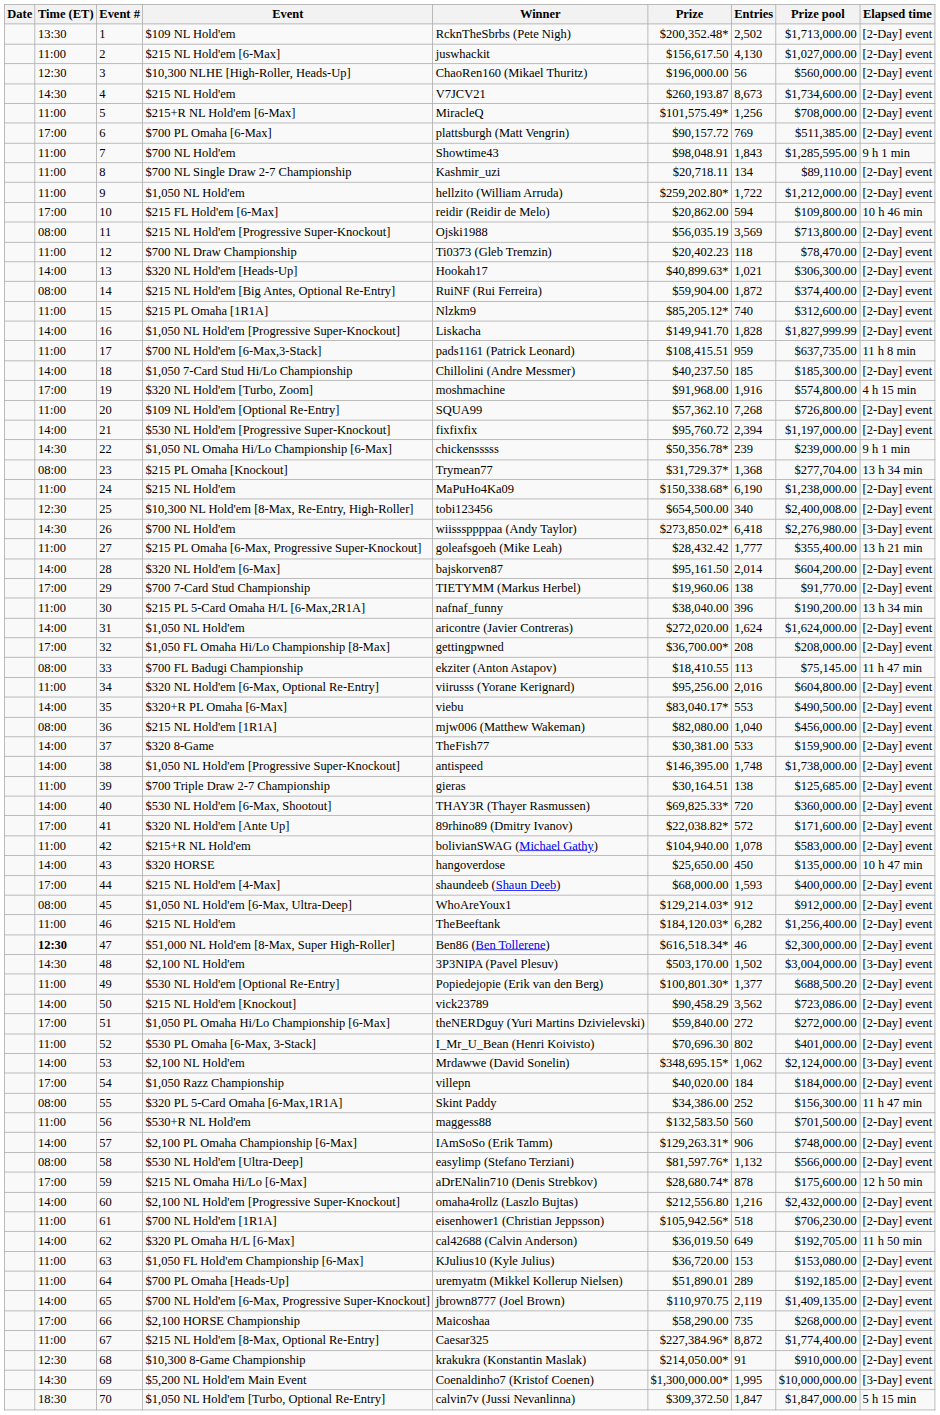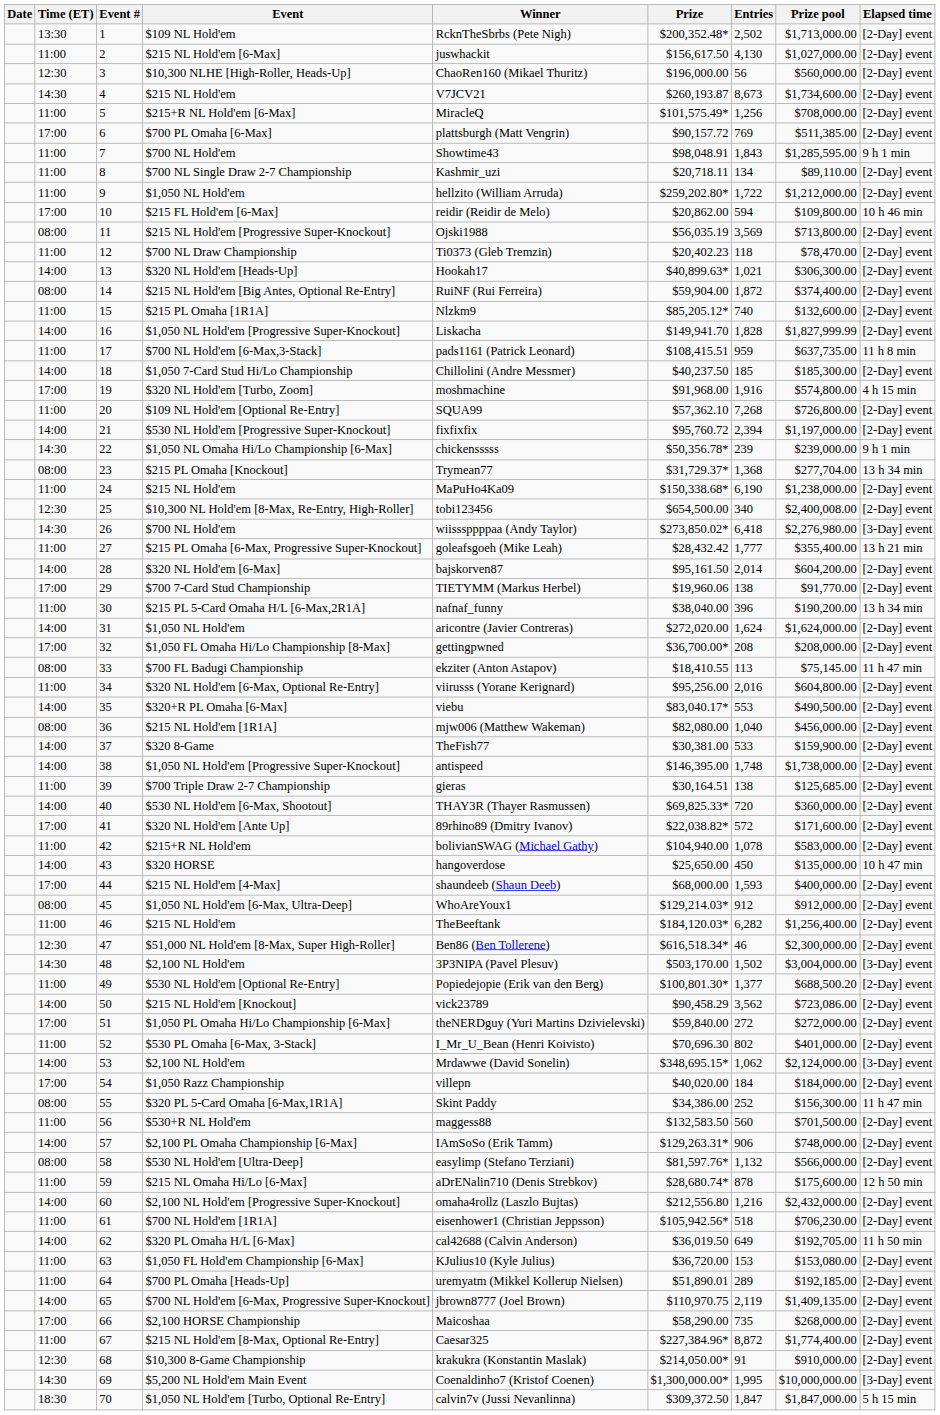(826, 311) $312,600.00 -> (826, 311) $132,600.00
(53, 944) bold -> (52, 944) normal
(52, 1182) 17:00 -> (52, 1182) 11:00
